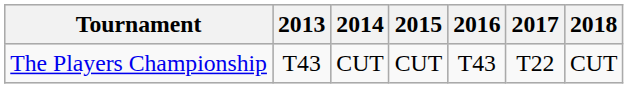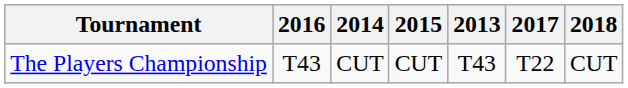columns swapped: (302, 24) <-> (477, 24)
